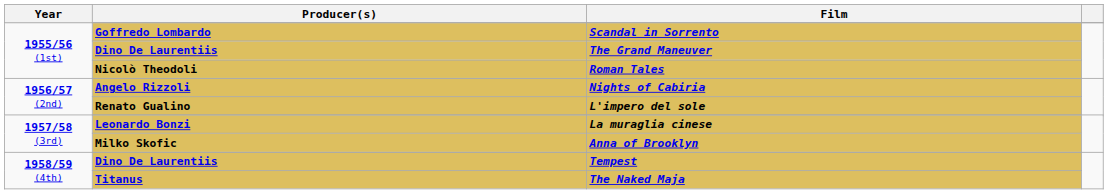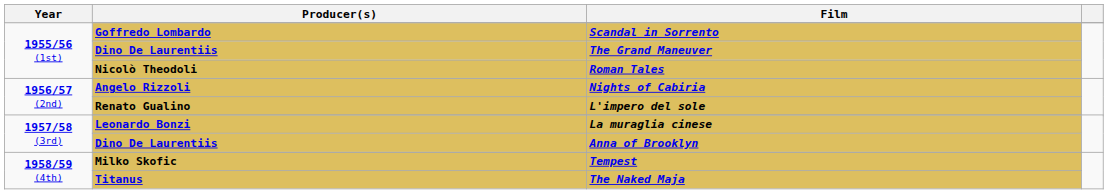(136, 143) Milko Skofic -> (156, 143) Dino De Laurentiis
(156, 161) Dino De Laurentiis -> (136, 161) Milko Skofic
